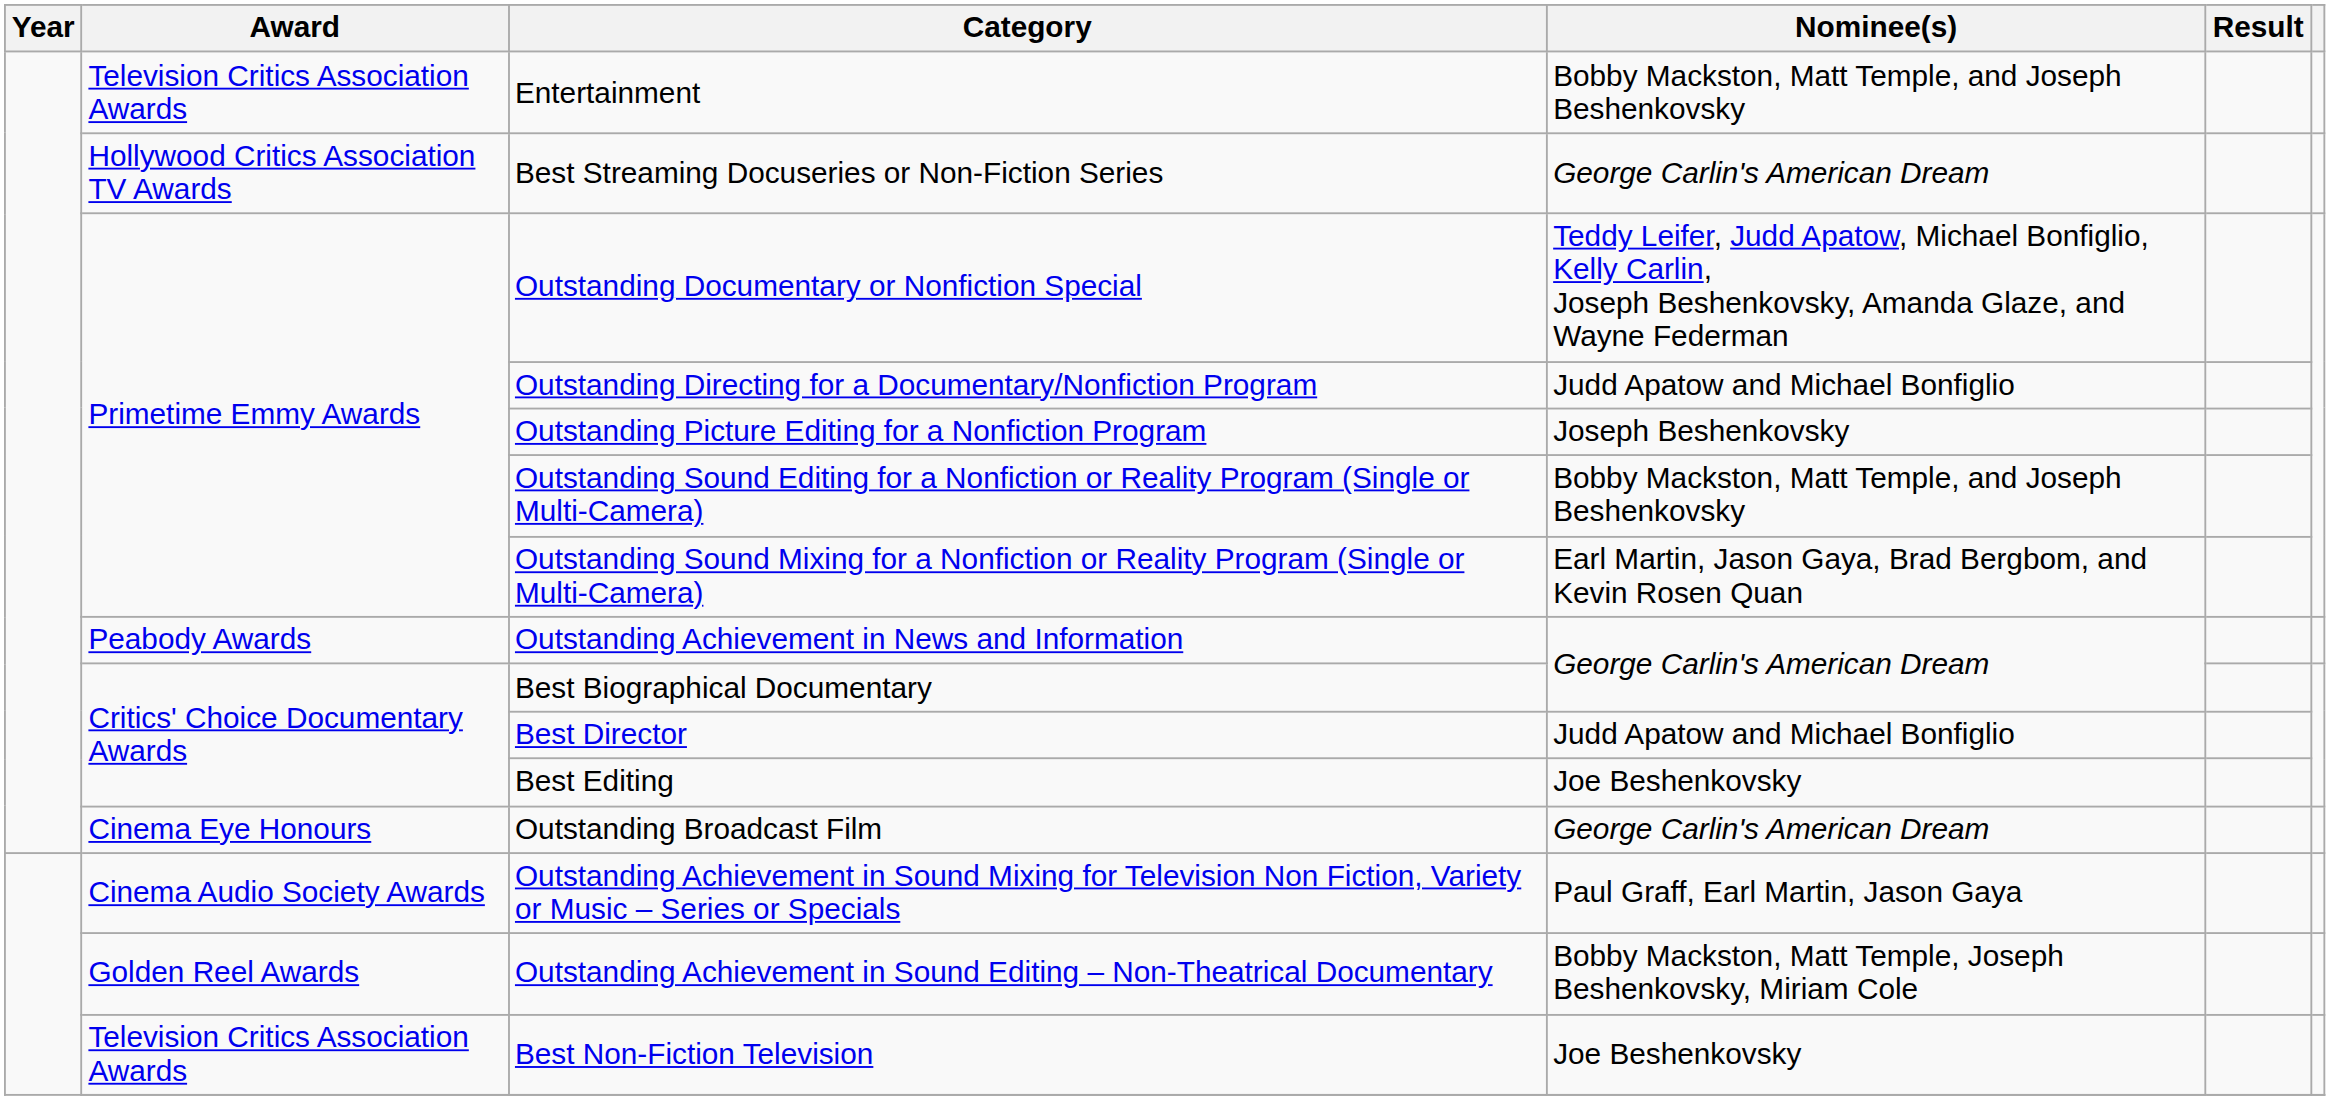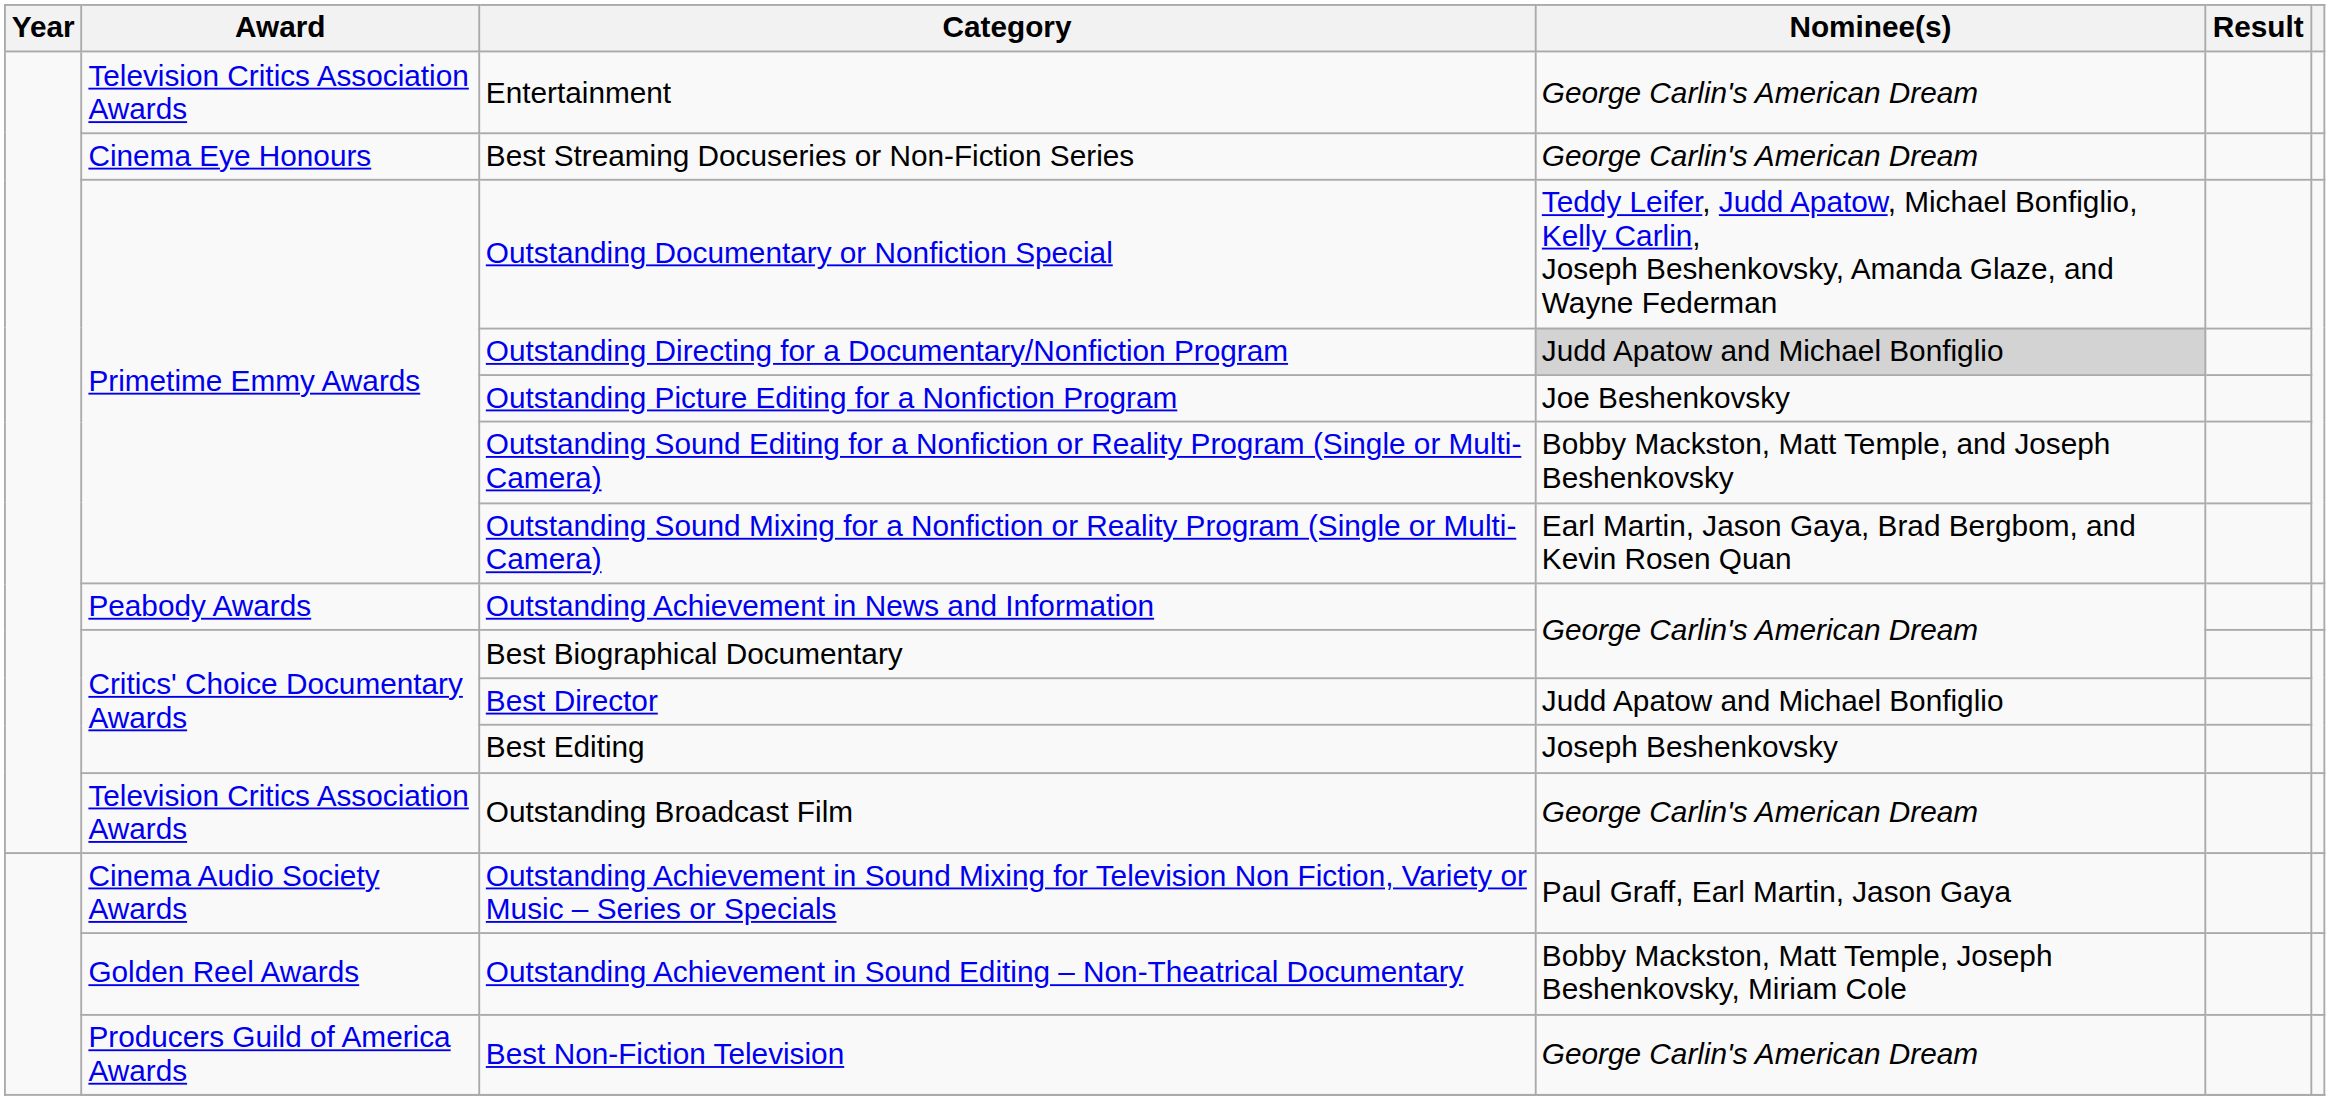(1837, 92) Bobby Mackston, Matt Temple, and Joseph Beshenkovsky -> (1760, 92) George Carlin's American Dream
(282, 172) Hollywood Critics Association TV Awards -> (230, 155) Cinema Eye Honours
(1784, 384) no background -> (1773, 350) lightgrey background
(1701, 431) Joseph Beshenkovsky -> (1666, 398) Joe Beshenkovsky
(1677, 781) Joe Beshenkovsky -> (1690, 748) Joseph Beshenkovsky
(230, 828) Cinema Eye Honours -> (279, 812) Television Critics Association Awards
(279, 1054) Television Critics Association Awards -> (270, 1054) Producers Guild of America Awards
(1677, 1054) Joe Beshenkovsky -> (1760, 1054) George Carlin's American Dream
